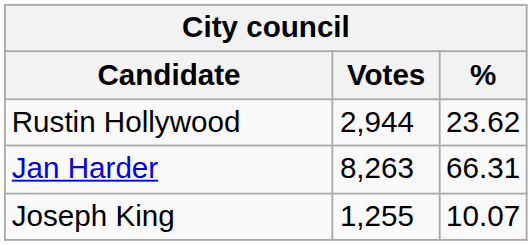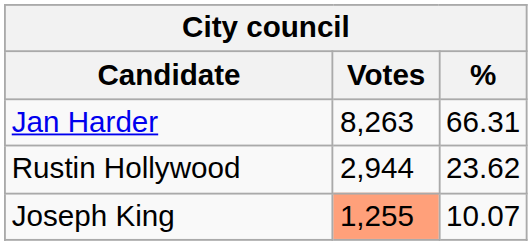rows swapped: (85, 168) <-> (126, 121)
(377, 215) no background -> (377, 215) lightsalmon background
